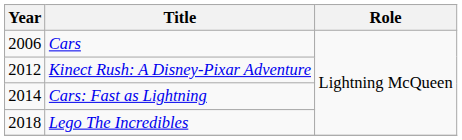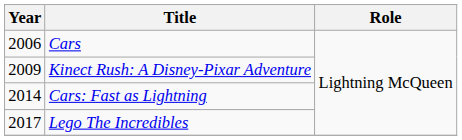(25, 69) 2012 -> (25, 69) 2009
(25, 122) 2018 -> (25, 122) 2017
